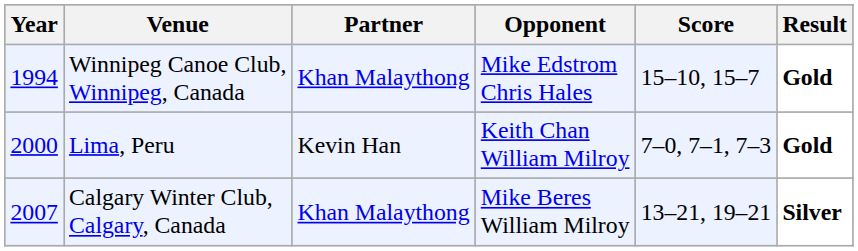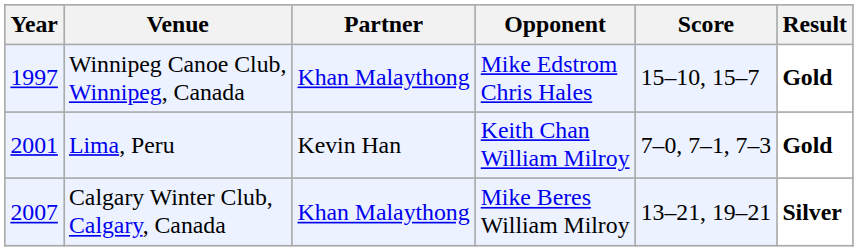(34, 77) 1994 -> (34, 77) 1997
(34, 144) 2000 -> (34, 144) 2001
